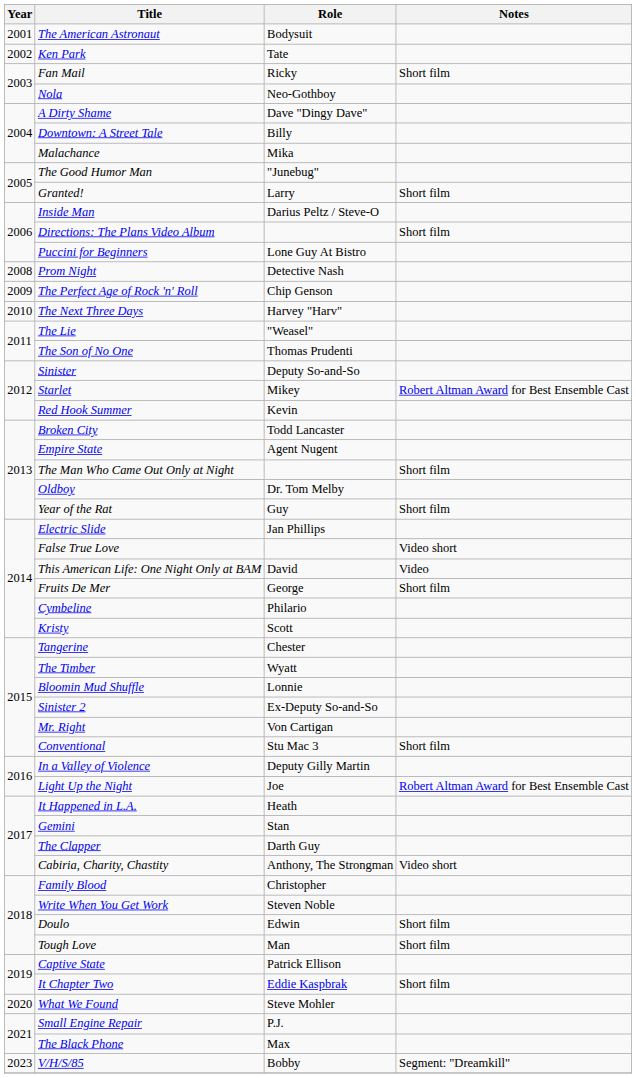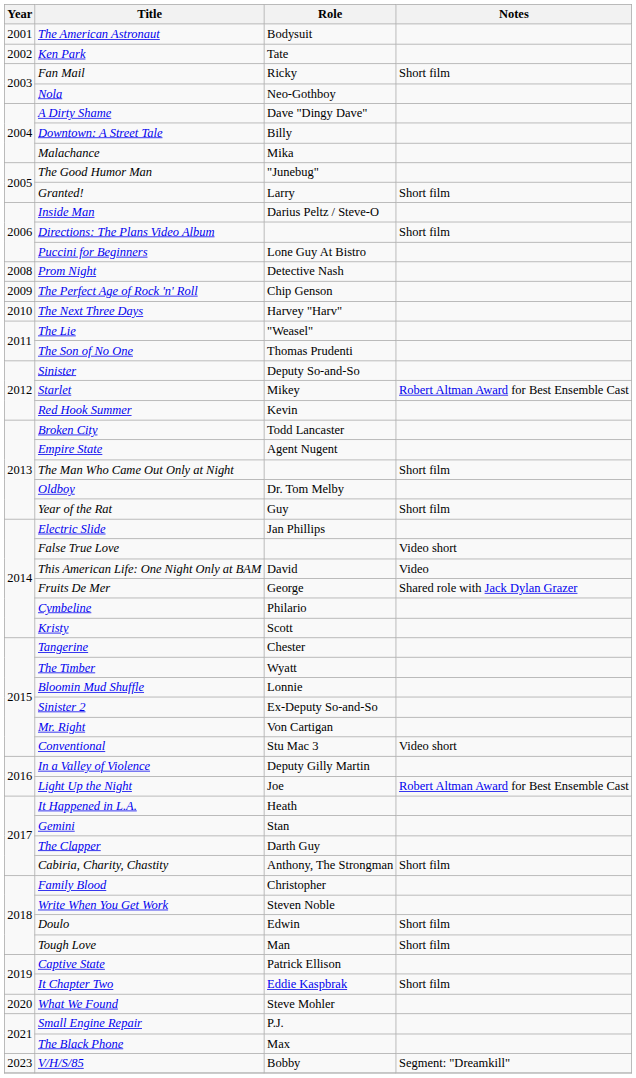(424, 588) Short film -> (488, 588) Shared role with Jack Dylan Grazer
(424, 746) Short film -> (428, 746) Video short
(428, 865) Video short -> (424, 865) Short film
